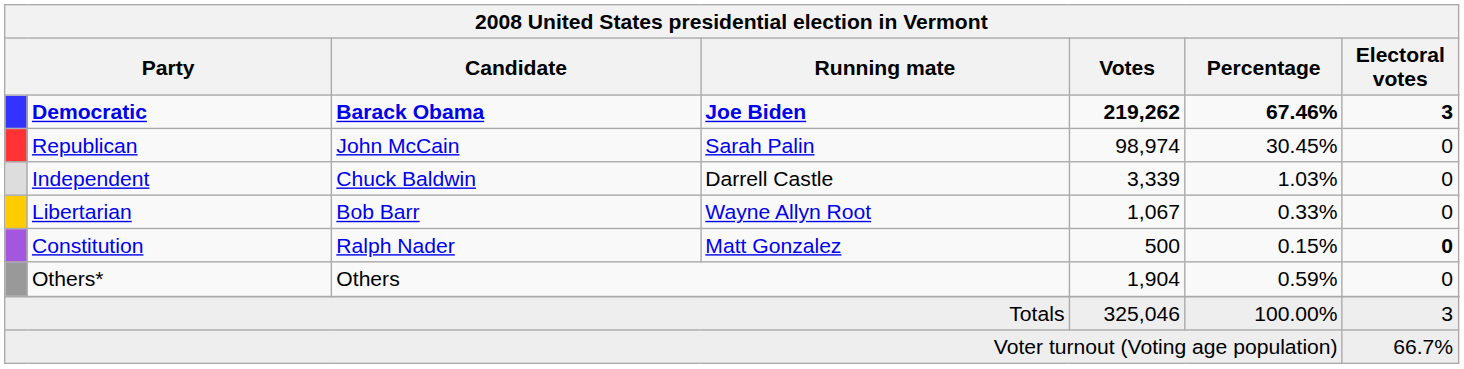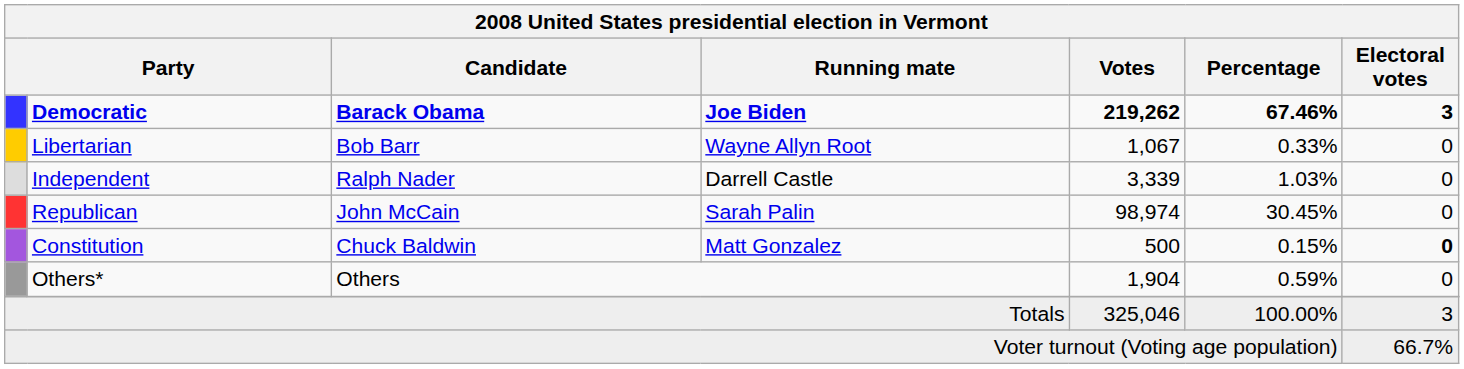rows swapped: (85, 146) <-> (82, 212)
(406, 179) Chuck Baldwin -> (396, 179) Ralph Nader
(396, 246) Ralph Nader -> (406, 246) Chuck Baldwin
